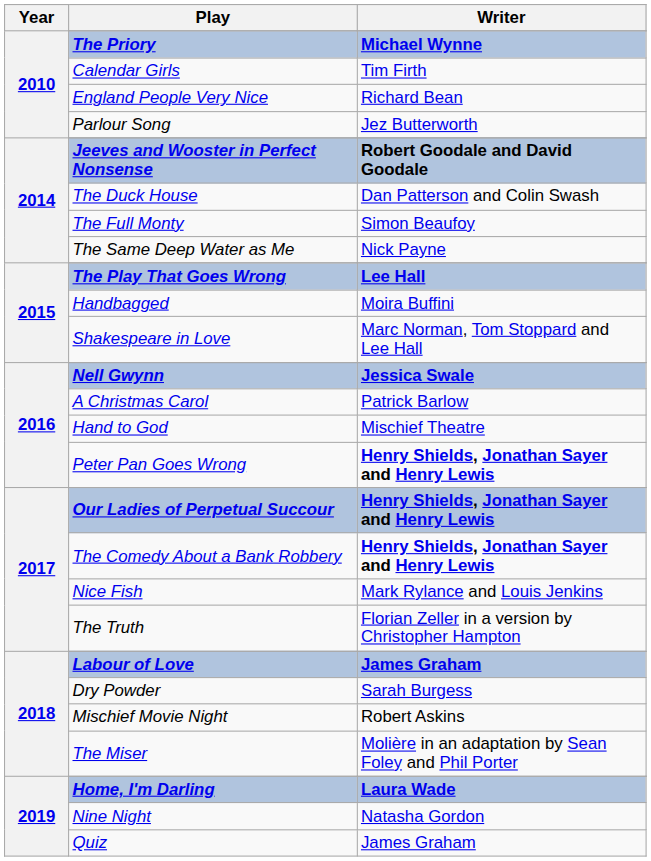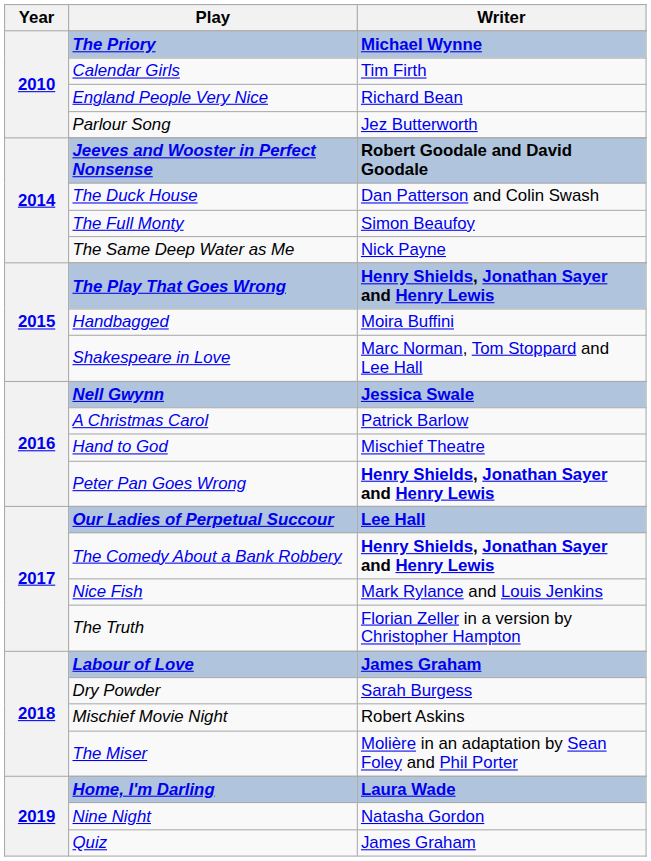(393, 276) Lee Hall -> (484, 285) Henry Shields, Jonathan Sayer and Henry Lewis
(484, 510) Henry Shields, Jonathan Sayer and Henry Lewis -> (393, 519) Lee Hall
